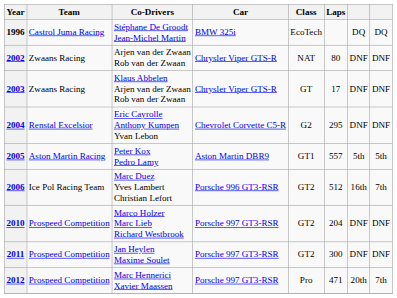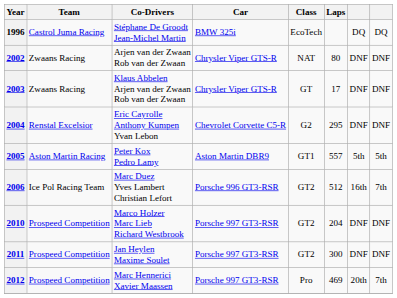(336, 280) 471 -> (336, 280) 469
